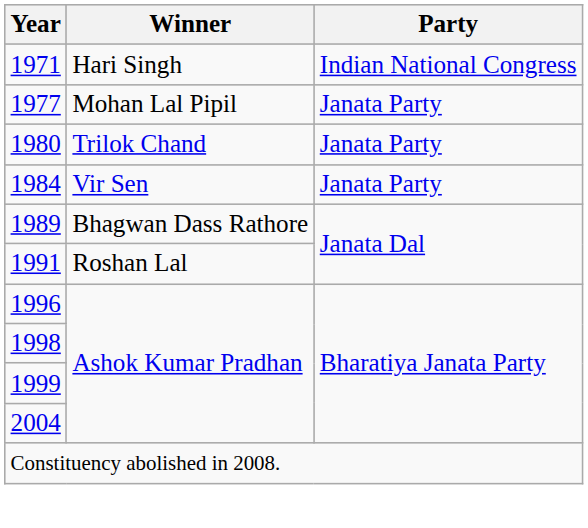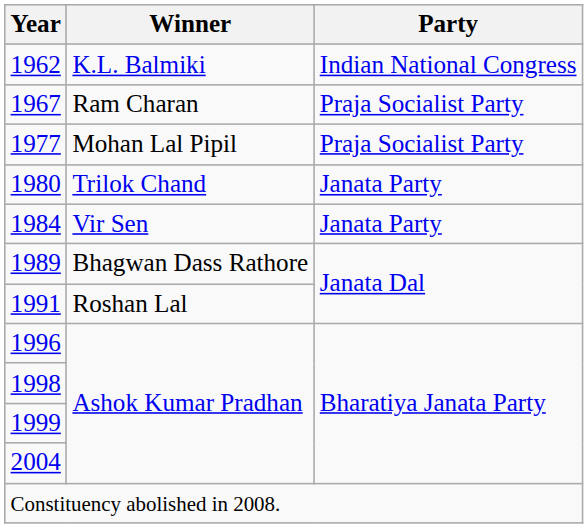+ row: (36, 64)
+ row: (36, 104)
- row: (36, 64)
(381, 104) Janata Party -> (422, 143) Praja Socialist Party
